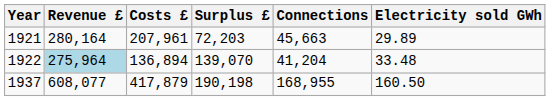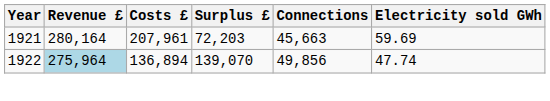(396, 39) 29.89 -> (396, 39) 59.69
(301, 61) 41,204 -> (301, 61) 49,856
(396, 61) 33.48 -> (396, 61) 47.74
- row: (25, 84)
